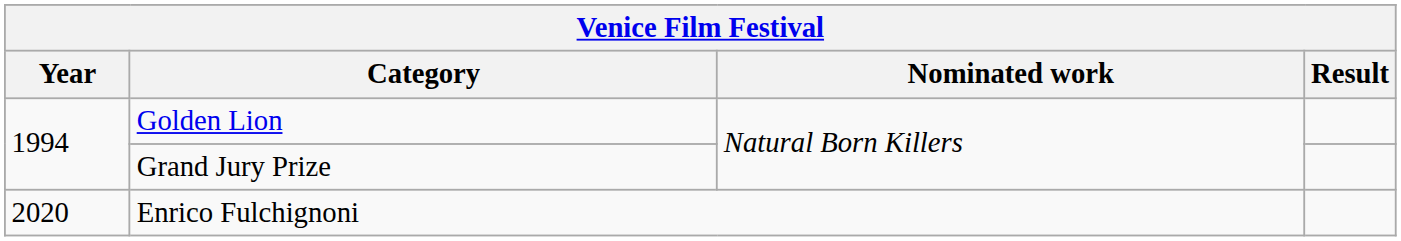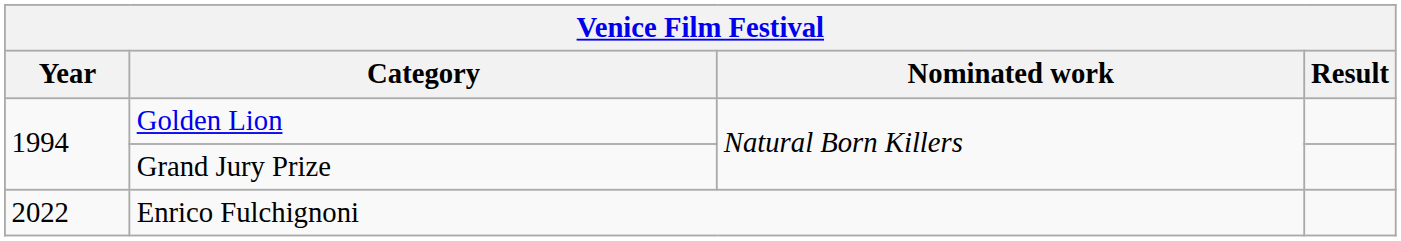(40, 212) 2020 -> (40, 212) 2022
